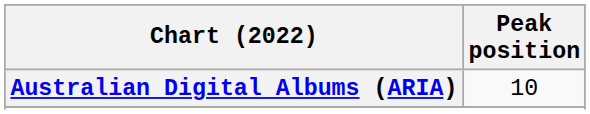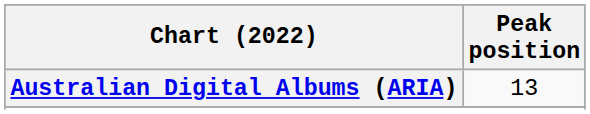(524, 89) 10 -> (524, 89) 13
